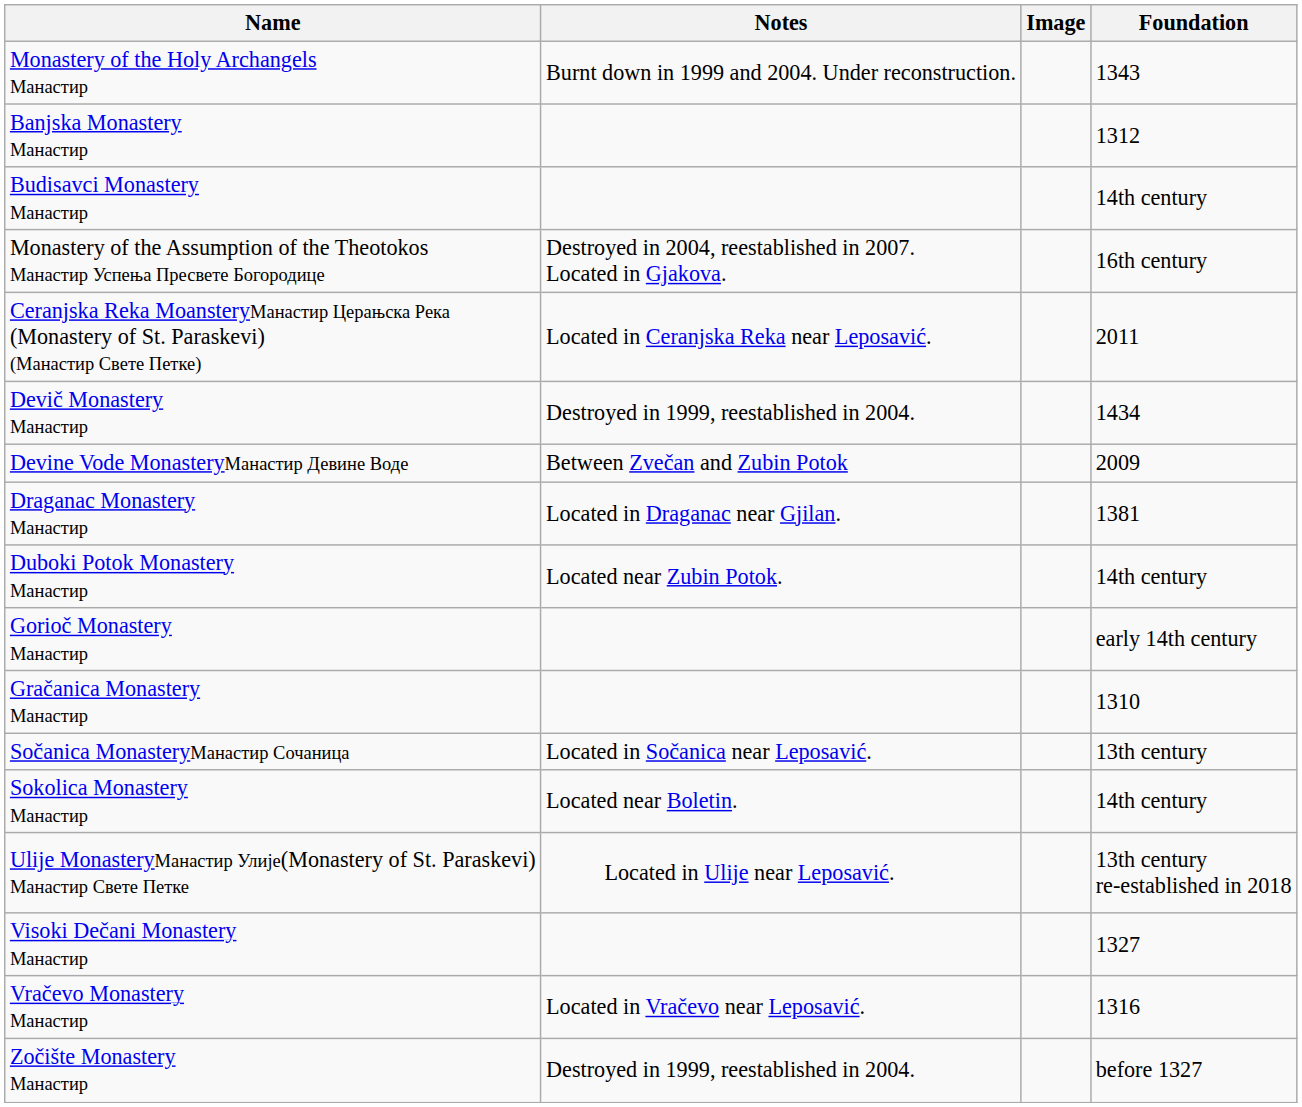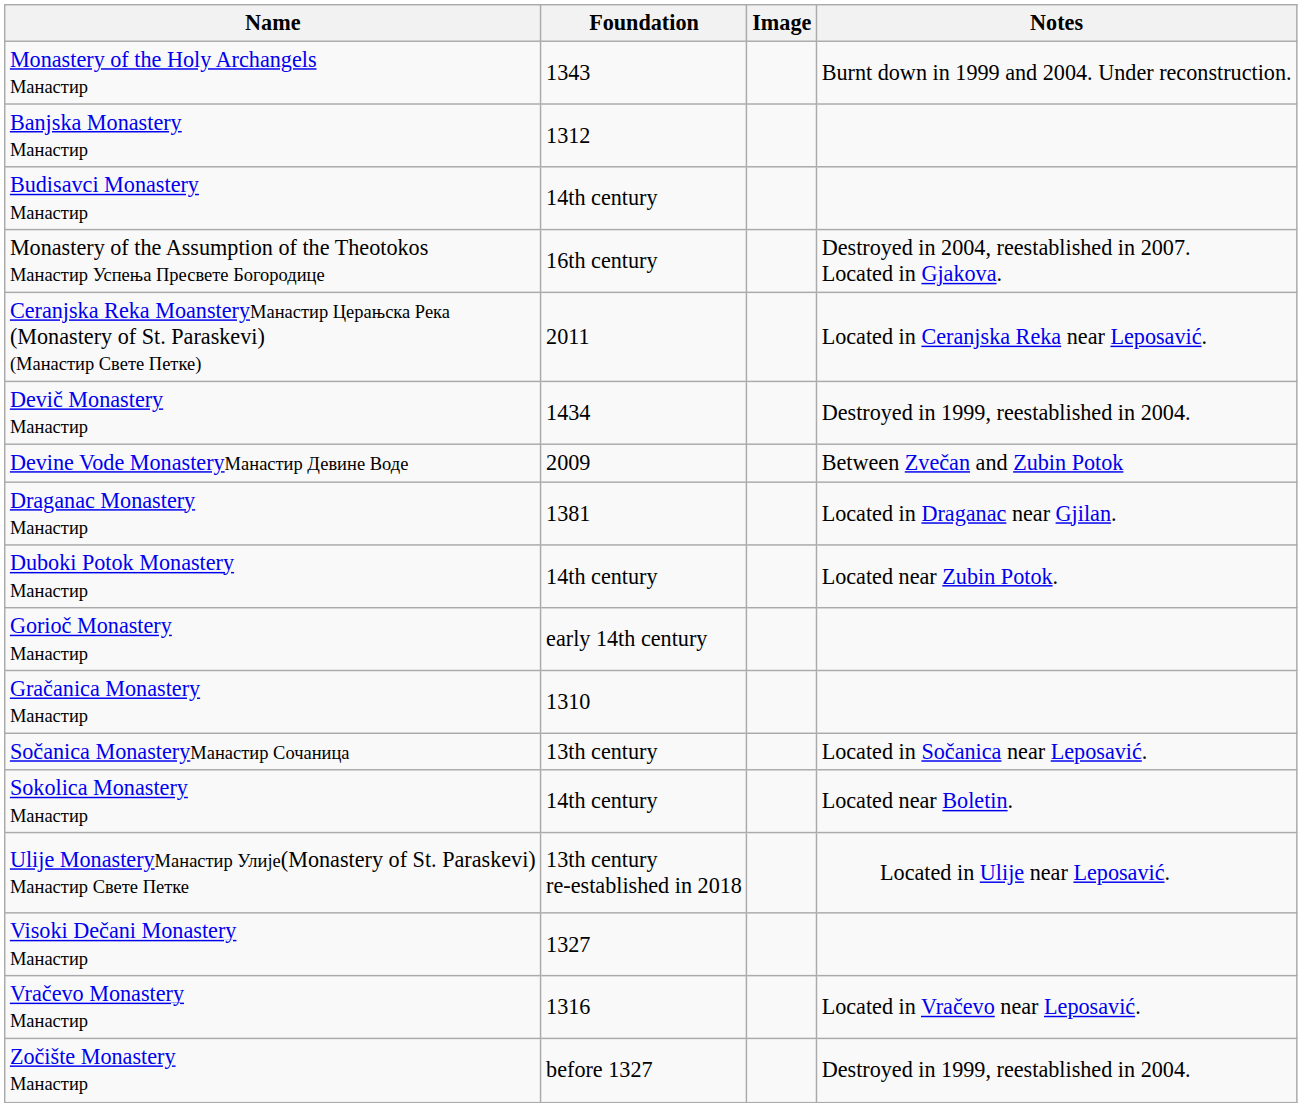columns swapped: (1194, 22) <-> (781, 22)
